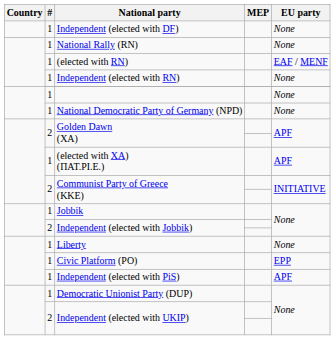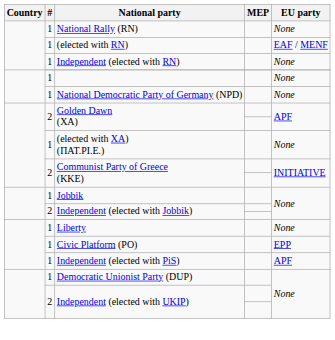- row: (50, 29)
(283, 161) APF -> (284, 145) None
